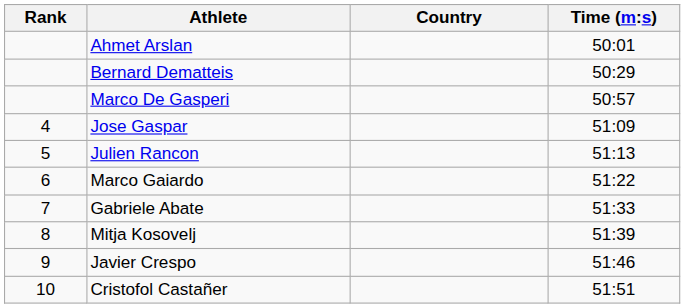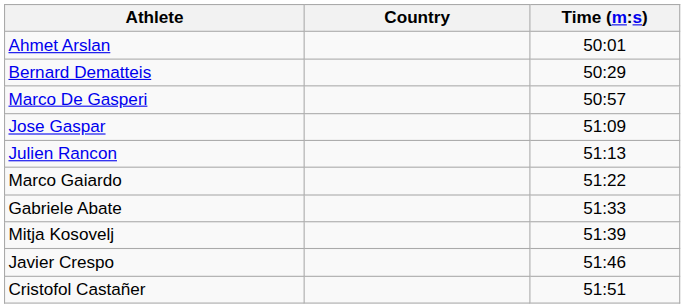- column: (45, 18)
